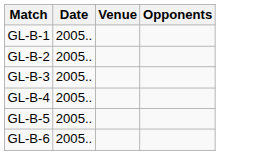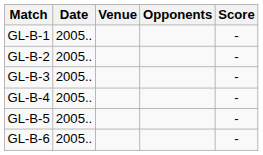+ column: (237, 14)
